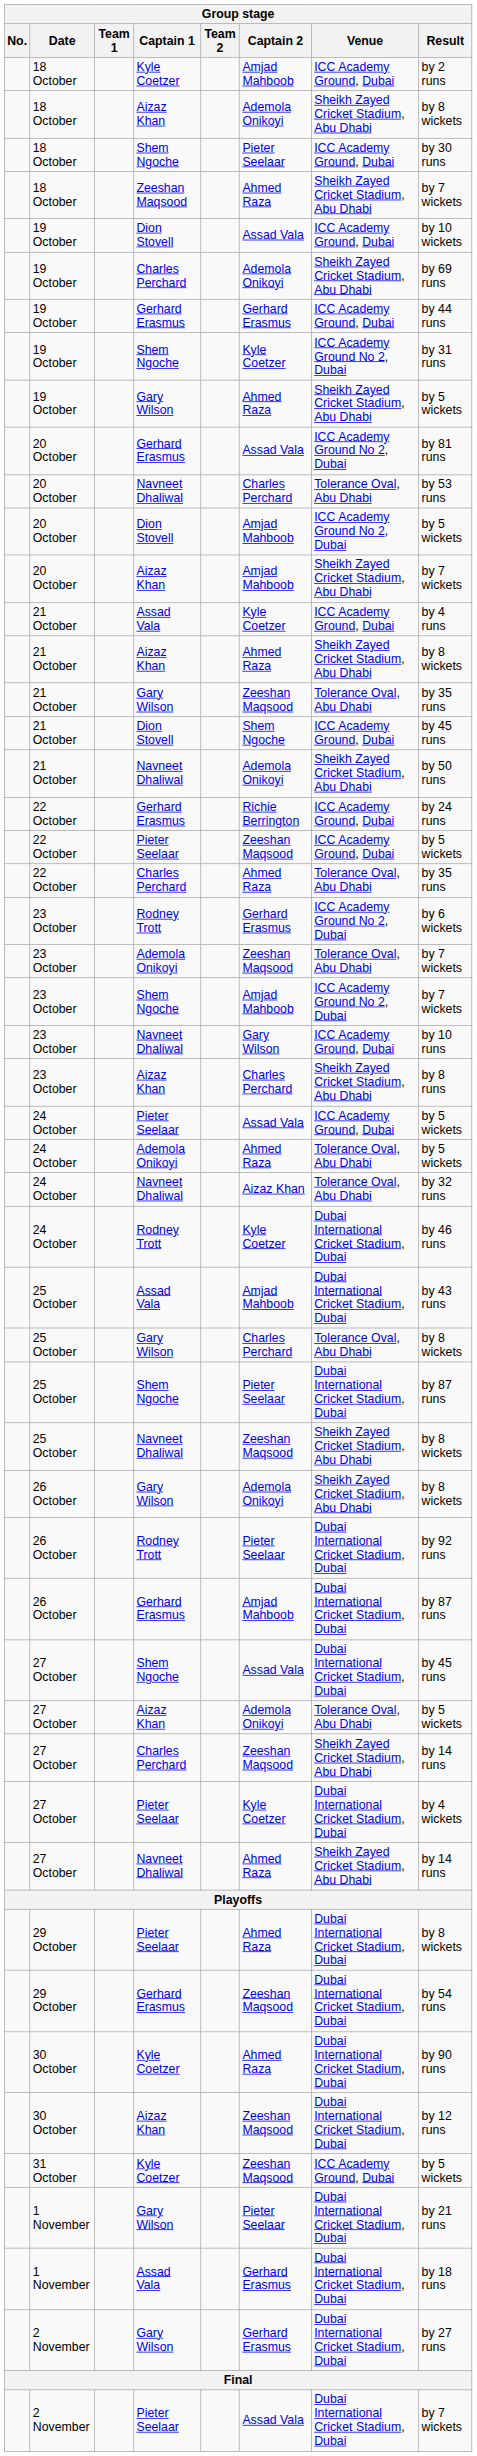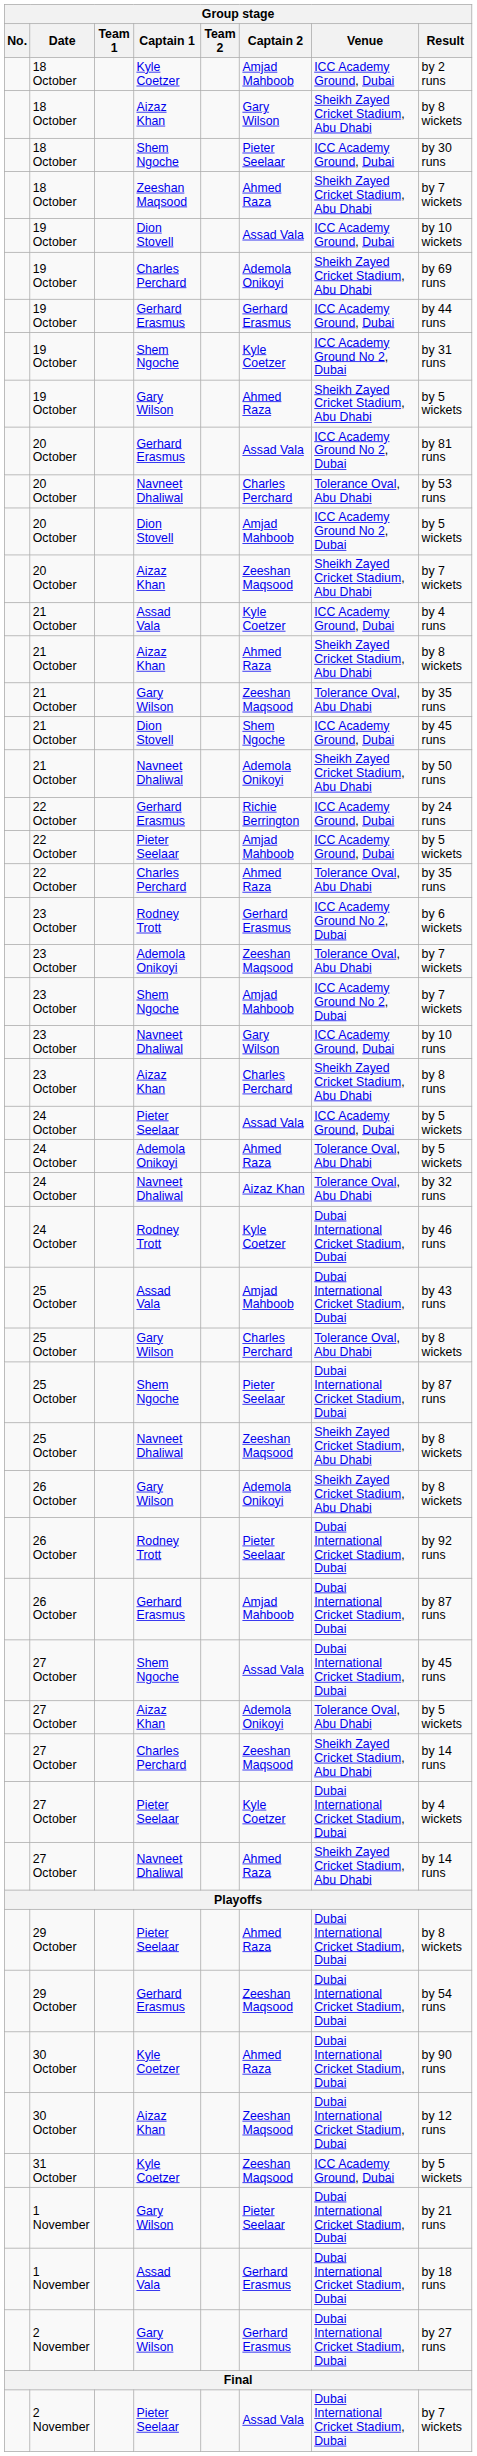(267, 114) Ademola Onikoyi -> (261, 114) Gary Wilson
(268, 578) Amjad Mahboob -> (268, 578) Zeeshan Maqsood
(268, 847) Zeeshan Maqsood -> (268, 847) Amjad Mahboob
